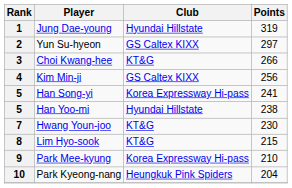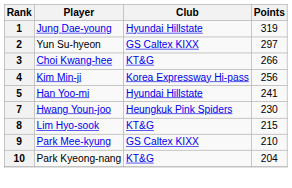(162, 77) GS Caltex KIXX -> (187, 77) Korea Expressway Hi-pass
- row: (19, 93)
(269, 110) 238 -> (269, 93) 241
(140, 126) KT&G -> (179, 110) Heungkuk Pink Spiders
(187, 158) Korea Expressway Hi-pass -> (162, 142) GS Caltex KIXX
(179, 175) Heungkuk Pink Spiders -> (140, 158) KT&G
